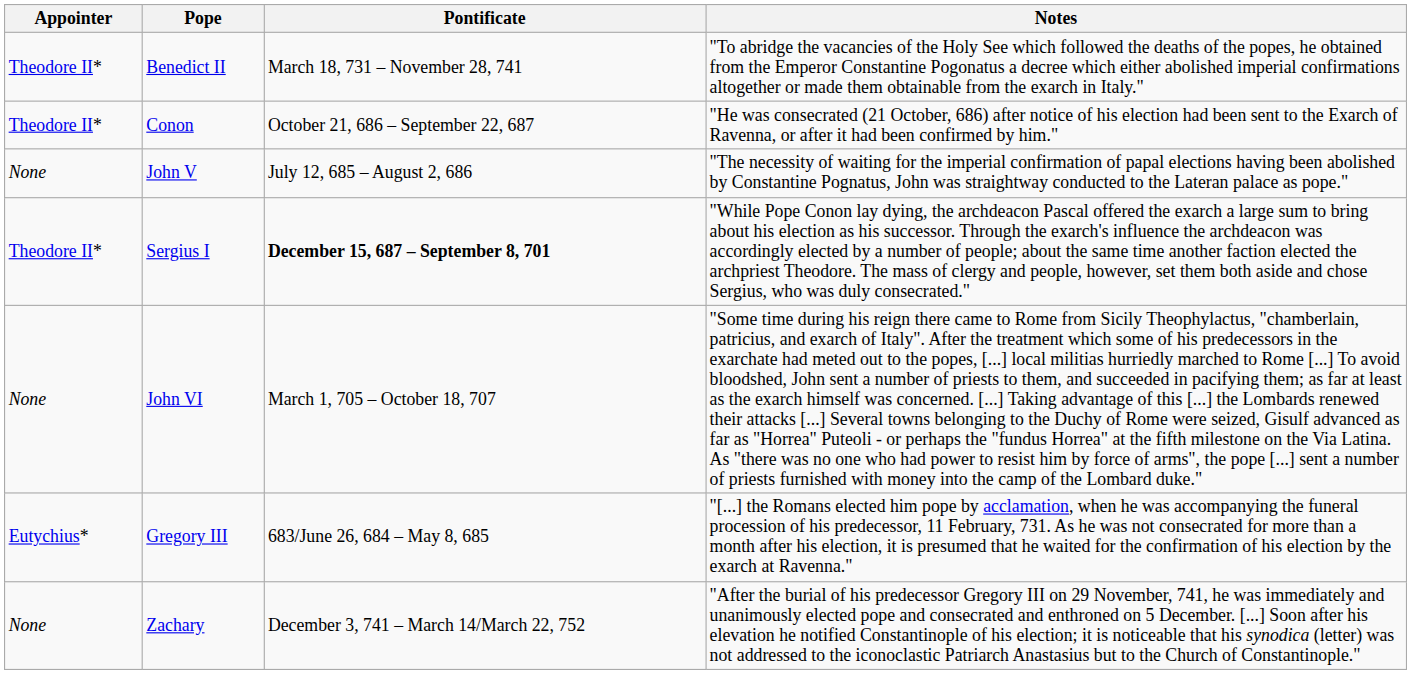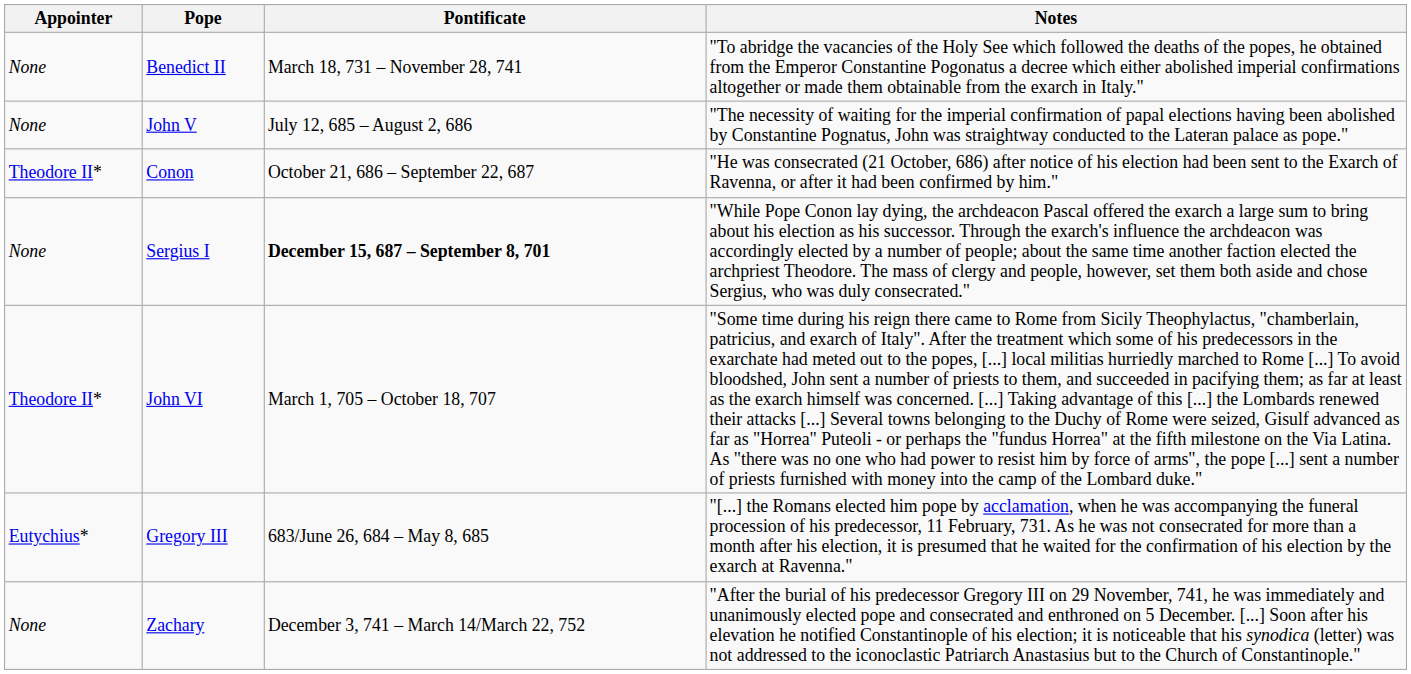(55, 66) Theodore II* -> (27, 66) None
rows swapped: (172, 173) <-> (170, 124)
(55, 251) Theodore II* -> (27, 251) None
(27, 399) None -> (55, 399) Theodore II*
